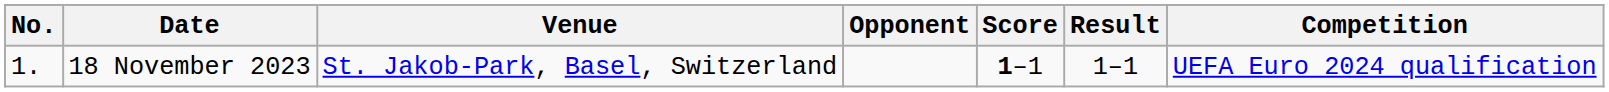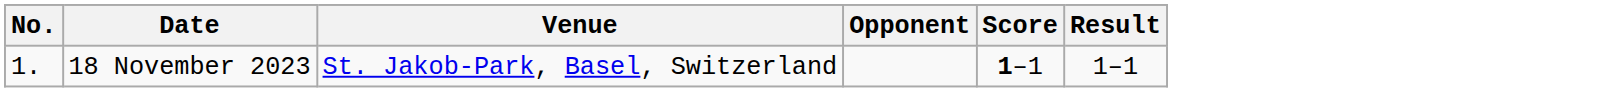- column: (1385, 26)
